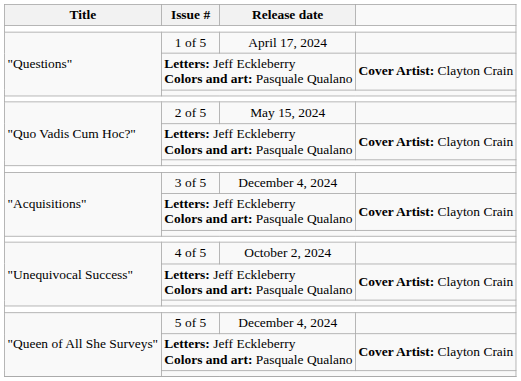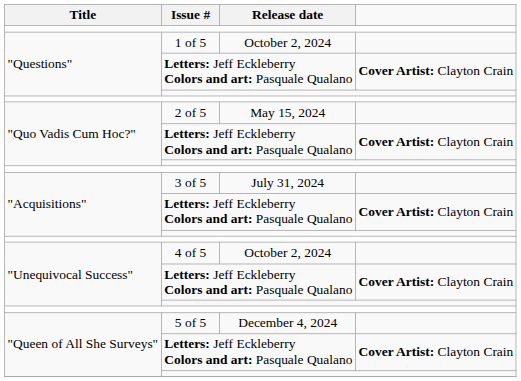(288, 42) April 17, 2024 -> (288, 42) October 2, 2024
(288, 182) December 4, 2024 -> (288, 182) July 31, 2024
